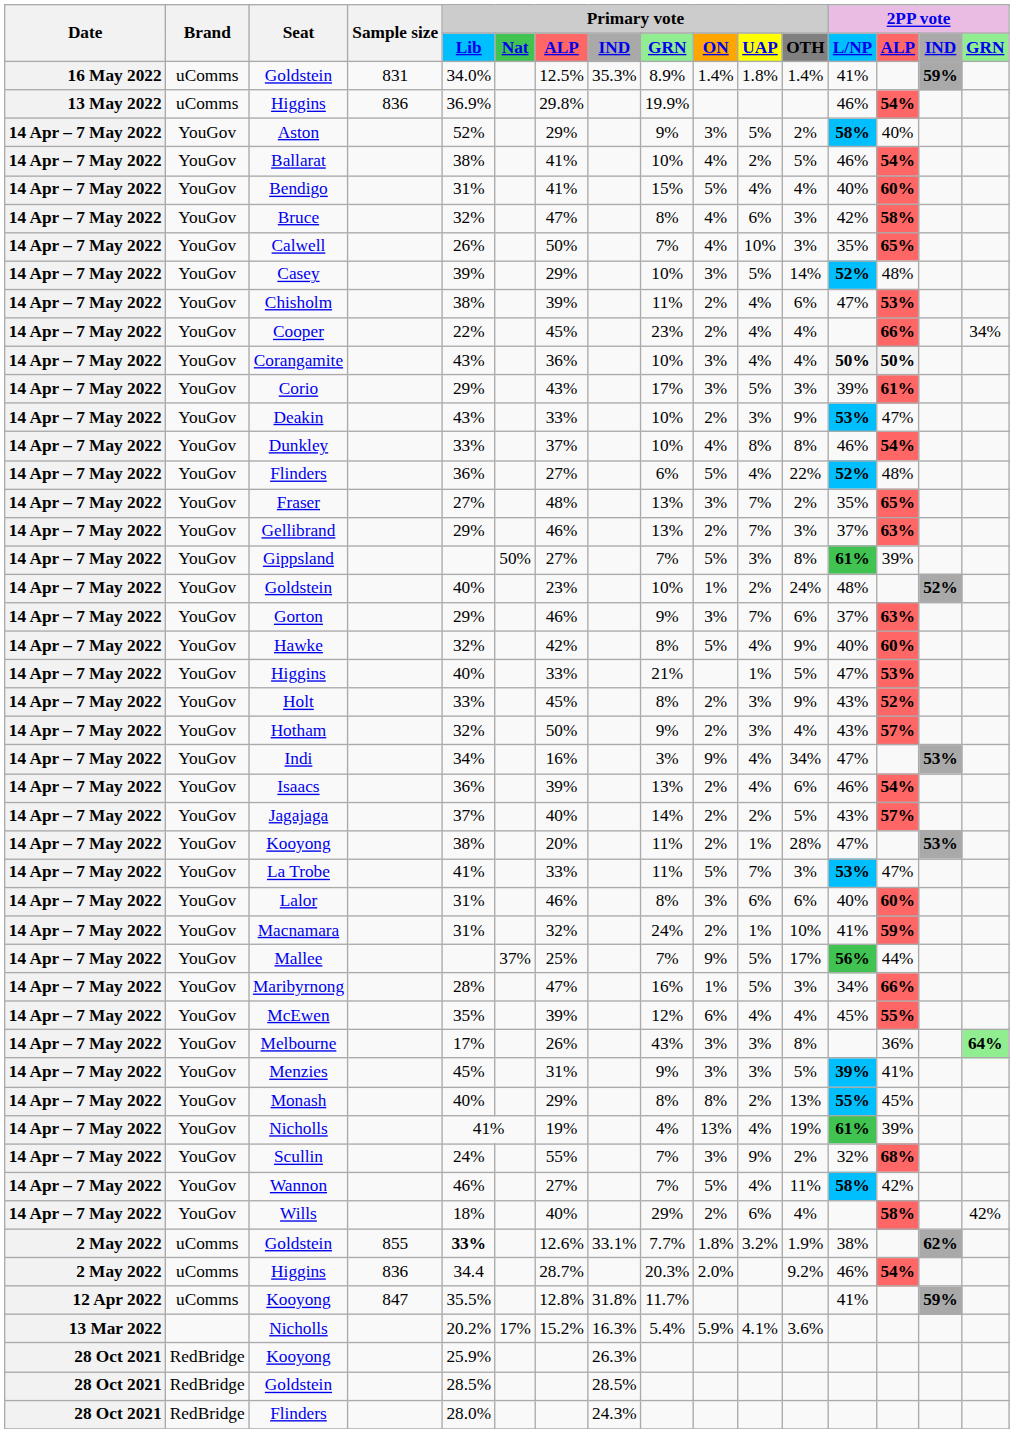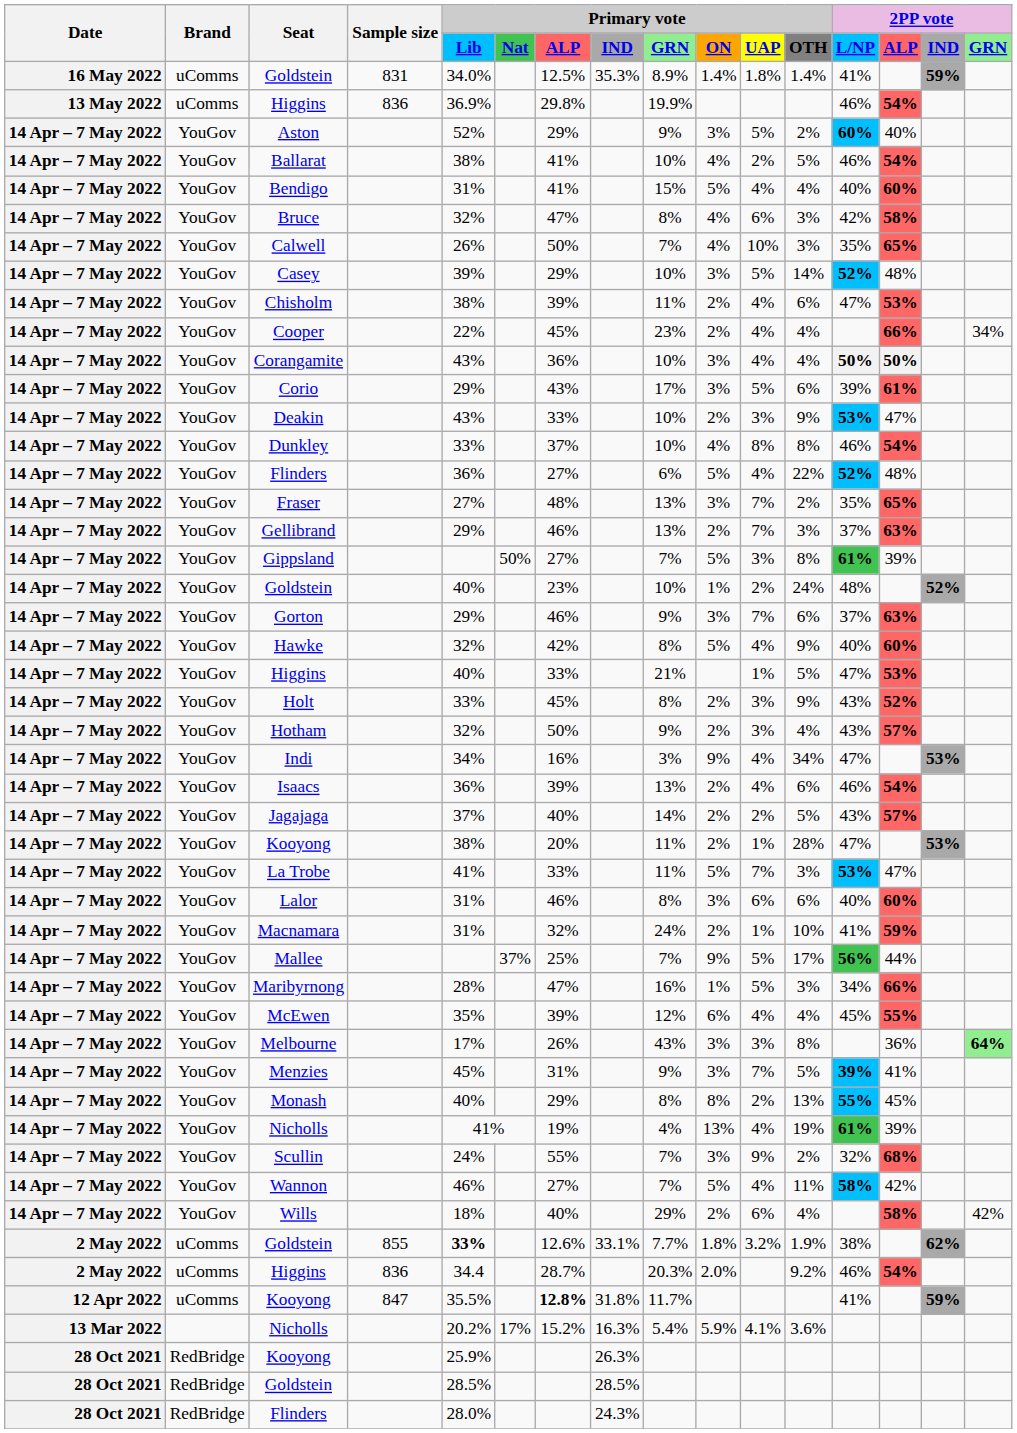(852, 132) 58% -> (855, 132) 60%
(805, 388) 3% -> (808, 388) 6%
(760, 1072) 3% -> (763, 1072) 7%
(561, 1299) normal -> (563, 1299) bold
